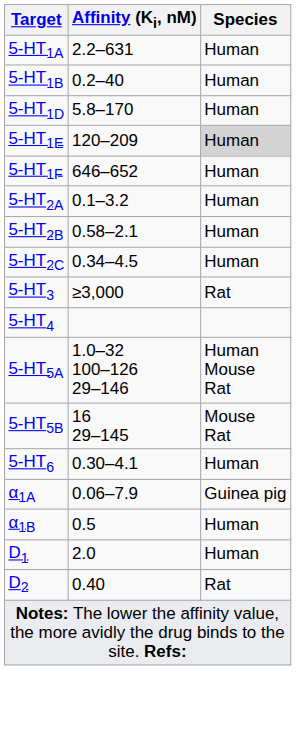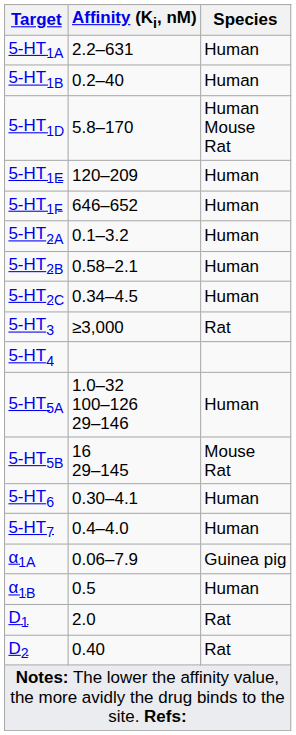(232, 110) Human -> (232, 127) Human Mouse Rat
(232, 140) lightgrey background -> (232, 175) no background
(232, 370) Human Mouse Rat -> (232, 404) Human
+ row: (31, 529)
(232, 554) Human -> (218, 619) Rat
